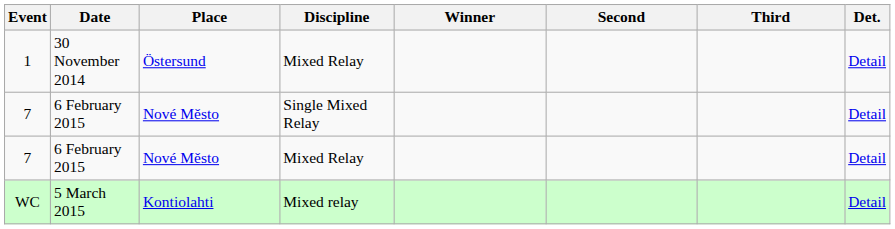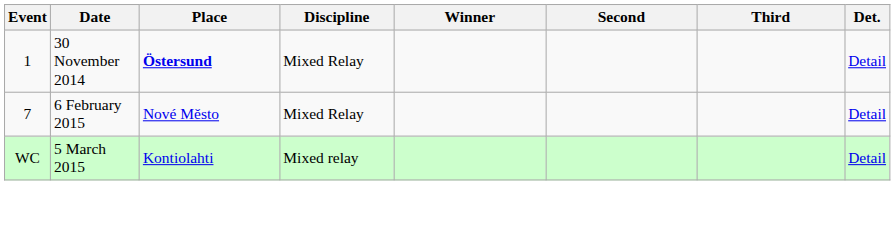(174, 61) normal -> (177, 61) bold
- row: (27, 114)
